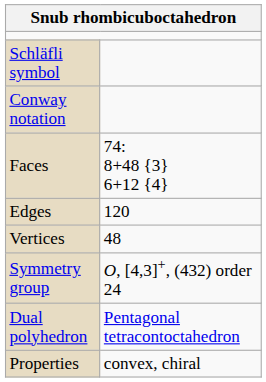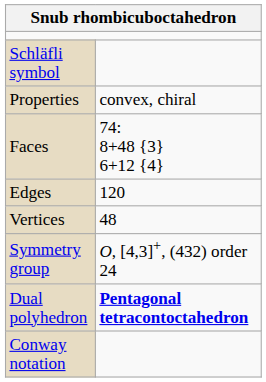rows swapped: (38, 109) <-> (44, 363)
(172, 326) normal -> (174, 307) bold
